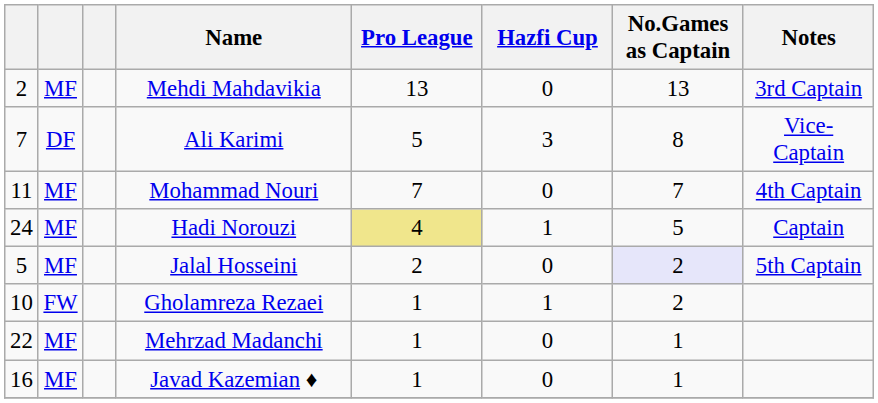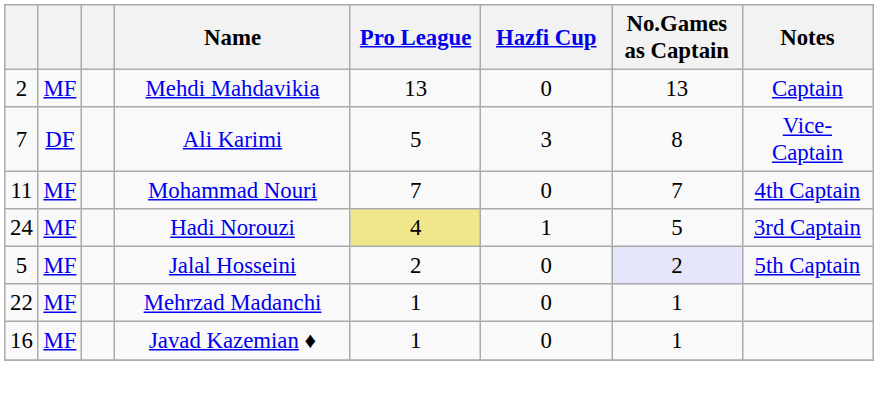(809, 88) 3rd Captain -> (807, 88) Captain
(809, 227) Captain -> (807, 227) 3rd Captain
- row: (234, 303)
